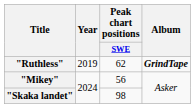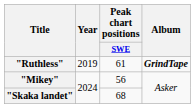(121, 64) 62 -> (121, 64) 61
(121, 95) 98 -> (121, 95) 68
